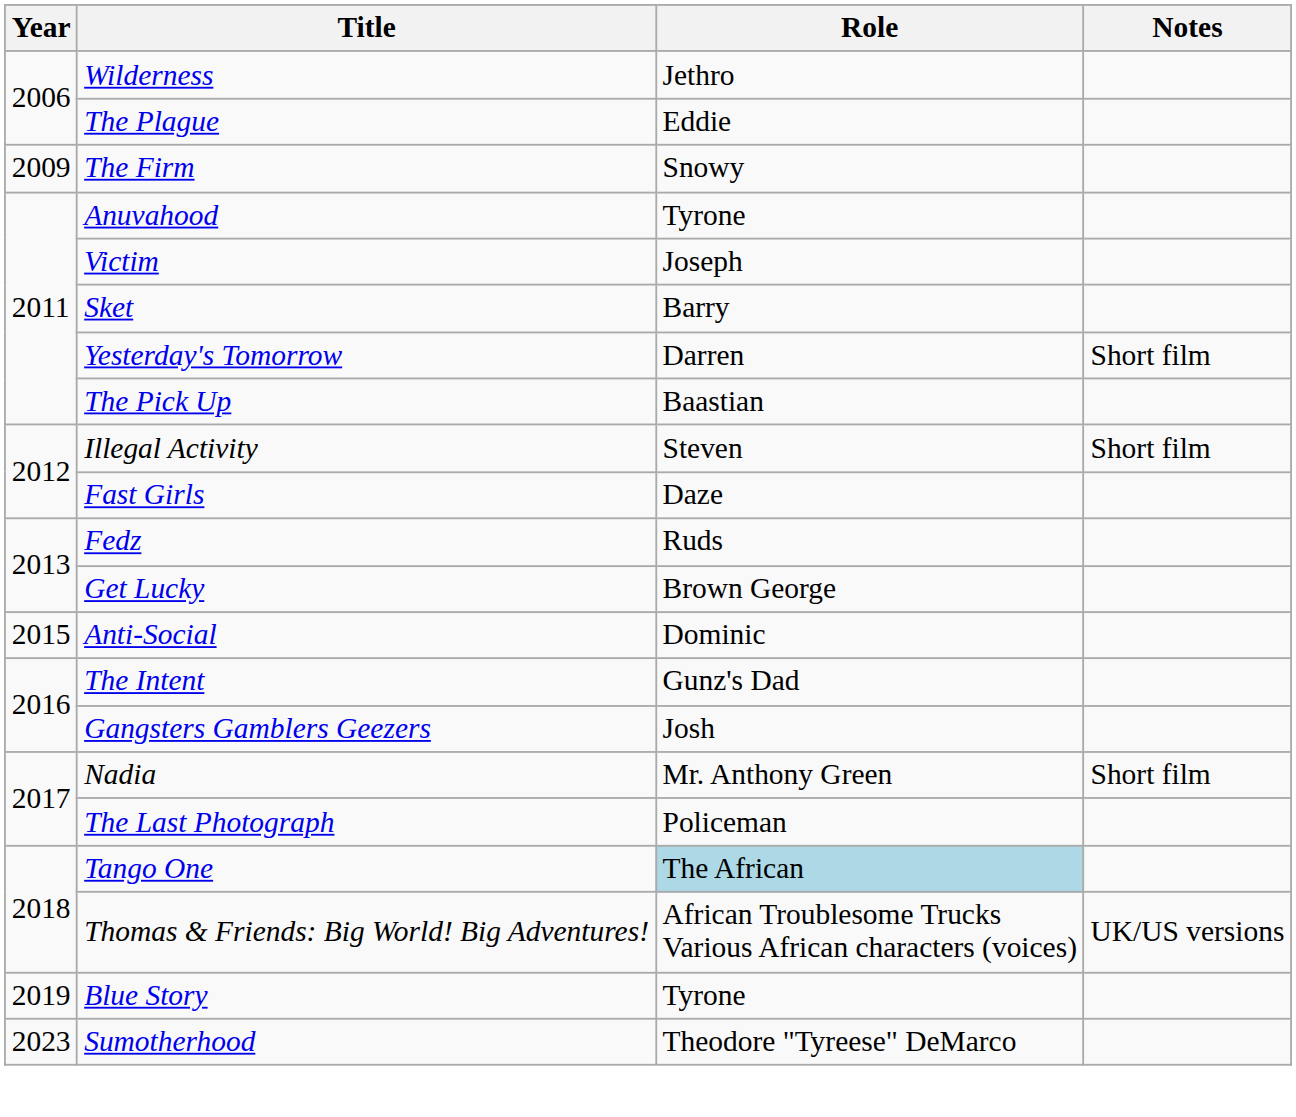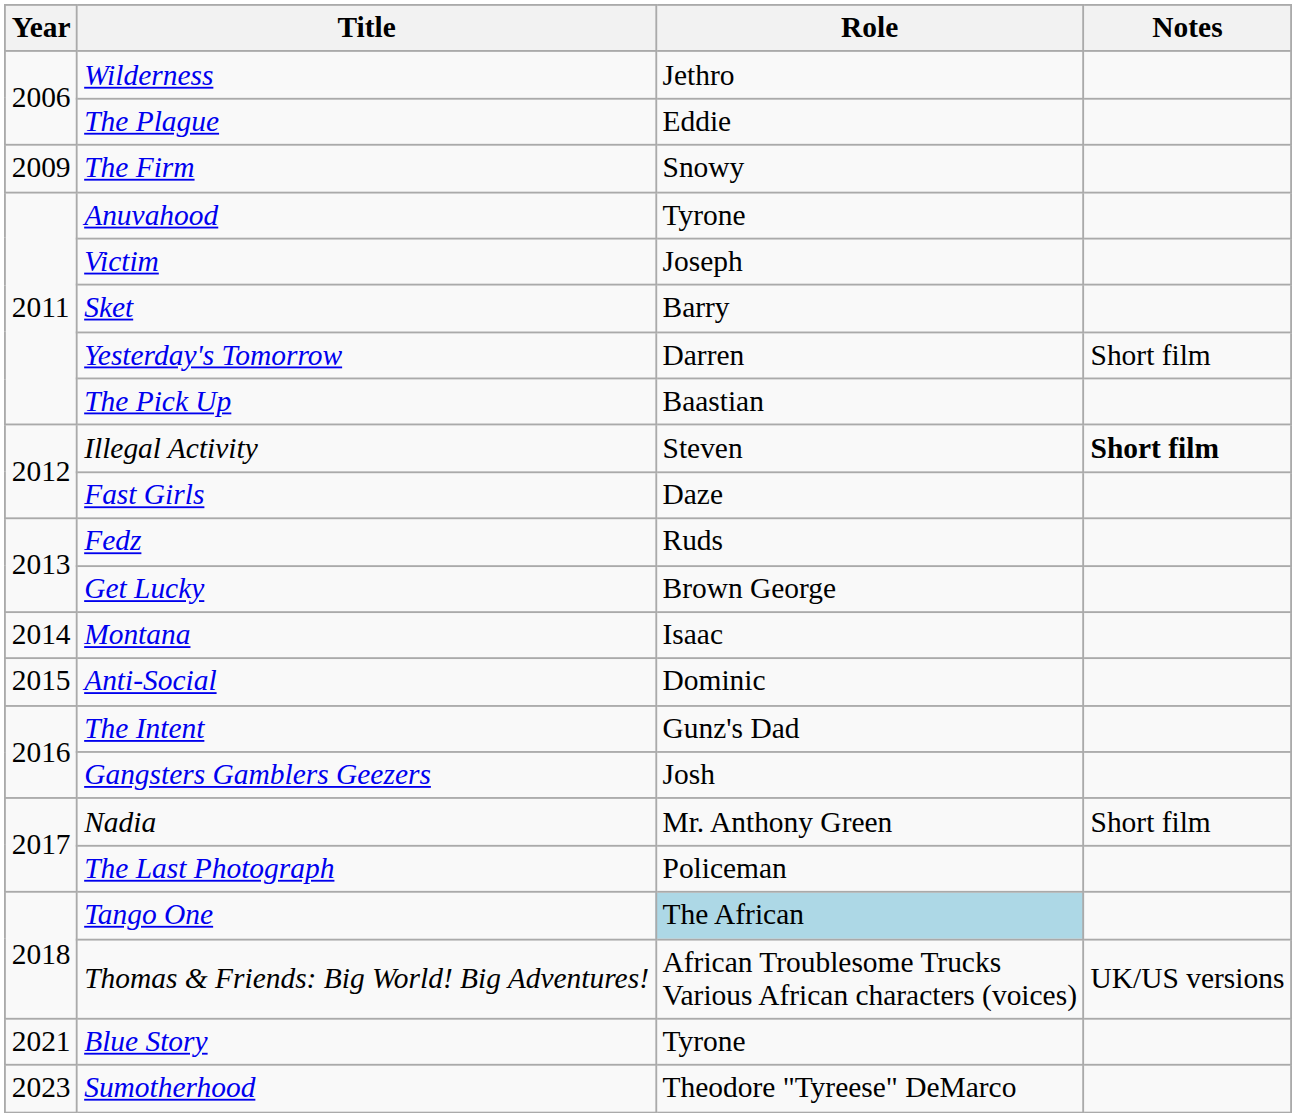(1151, 448) normal -> (1155, 448) bold
+ row: (137, 634)
(41, 994) 2019 -> (41, 1041) 2021
